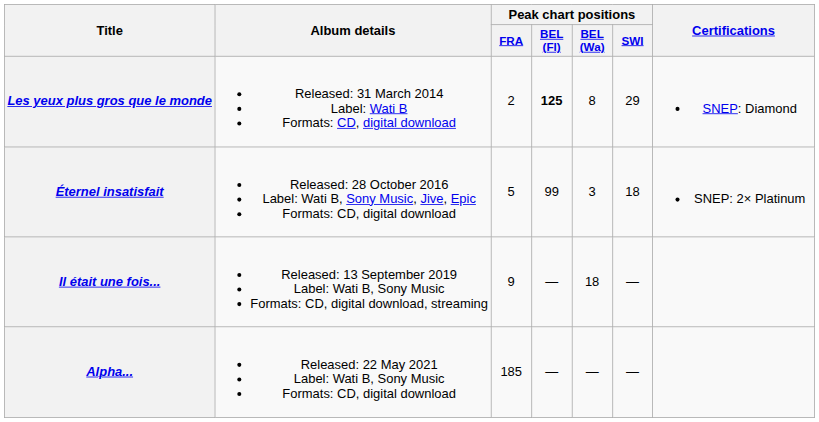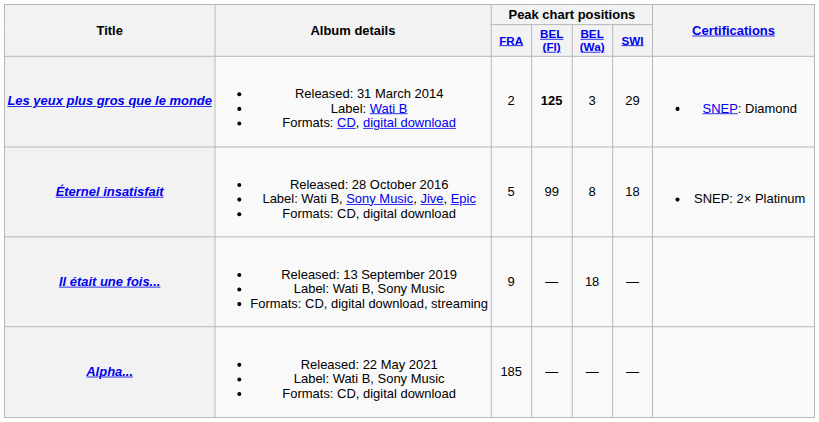(592, 101) 8 -> (592, 101) 3
(592, 191) 3 -> (592, 191) 8
